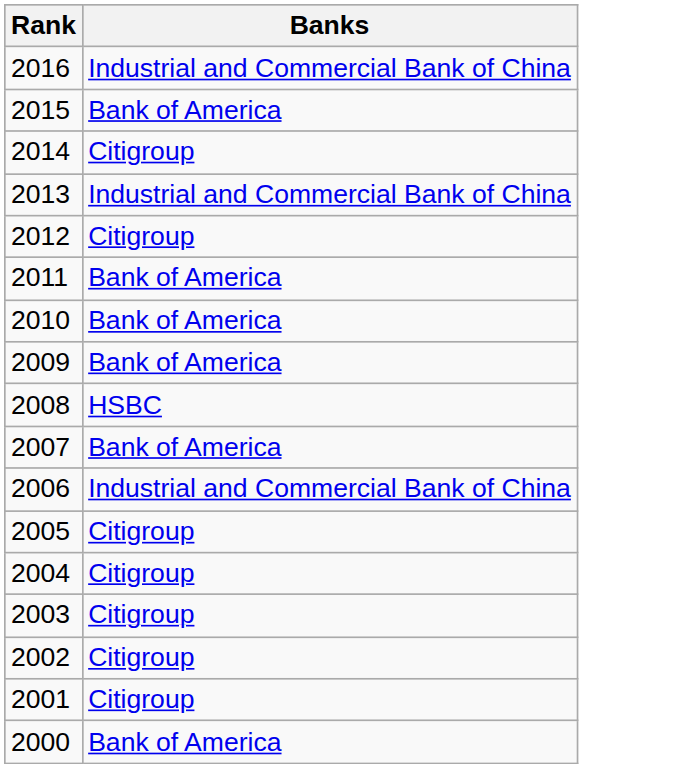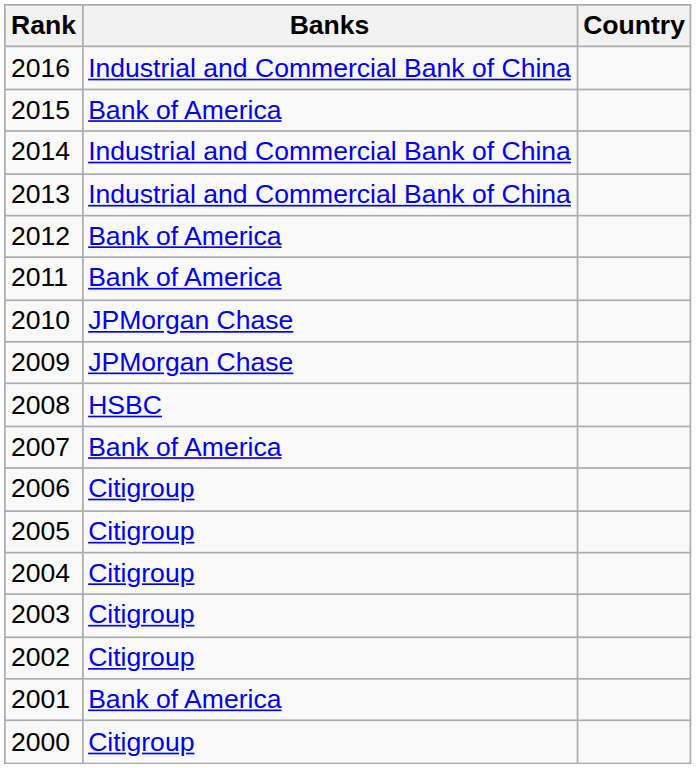+ column: (634, 25)
(141, 151) Citigroup -> (330, 151) Industrial and Commercial Bank of China
(141, 236) Citigroup -> (185, 236) Bank of America
(185, 320) Bank of America -> (191, 320) JPMorgan Chase
(185, 362) Bank of America -> (191, 362) JPMorgan Chase
(330, 488) Industrial and Commercial Bank of China -> (141, 488) Citigroup
(141, 699) Citigroup -> (185, 699) Bank of America
(185, 741) Bank of America -> (141, 741) Citigroup
